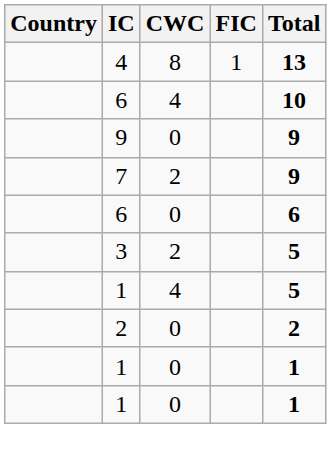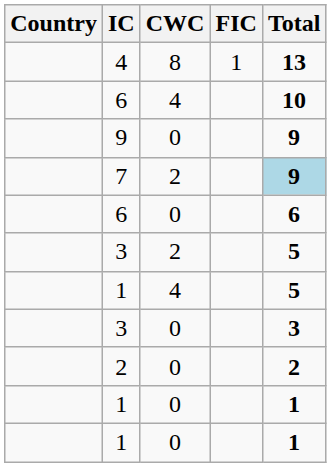(294, 175) no background -> (294, 175) lightblue background
+ row: (121, 328)
